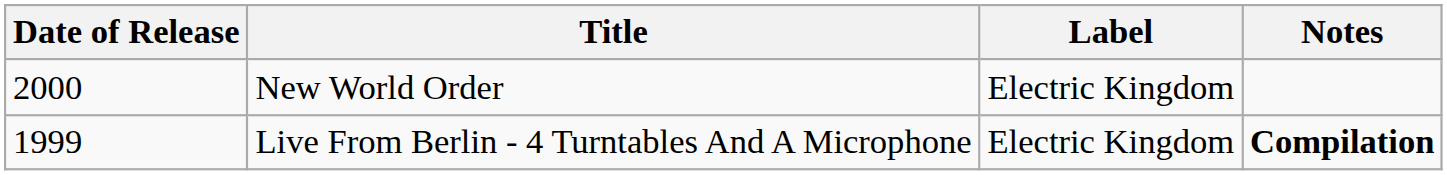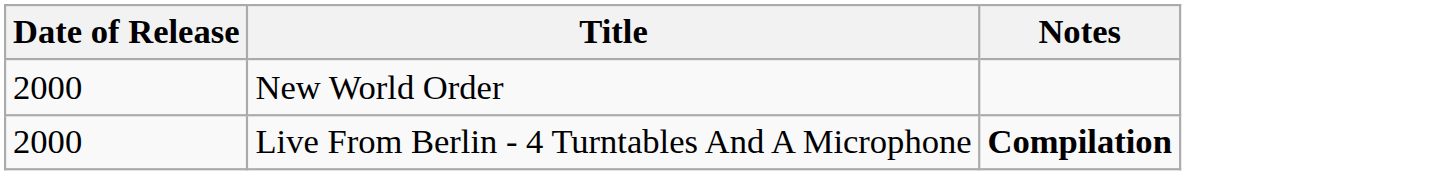- column: (1111, 31)
(48, 141) 1999 -> (48, 141) 2000
